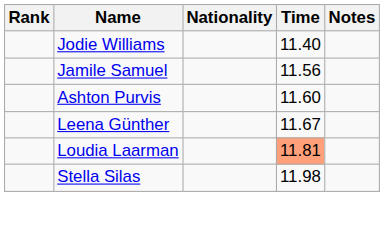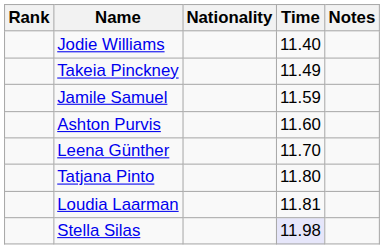+ row: (118, 71)
(300, 71) 11.56 -> (300, 97) 11.59
(300, 124) 11.67 -> (300, 151) 11.70
+ row: (106, 177)
(300, 151) lightsalmon background -> (300, 204) no background
(300, 177) no background -> (300, 230) lavender background
